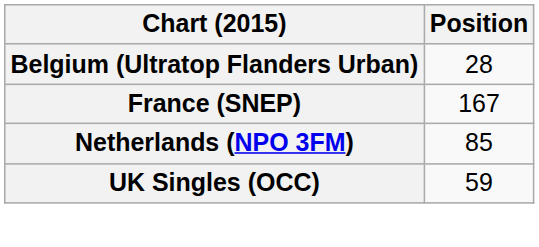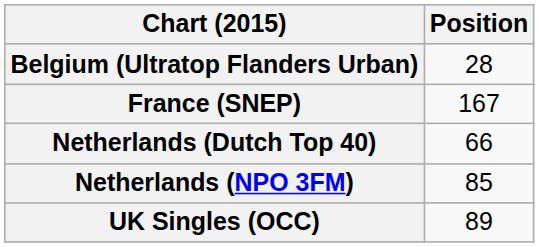+ row: (214, 143)
(479, 182) 59 -> (479, 222) 89
